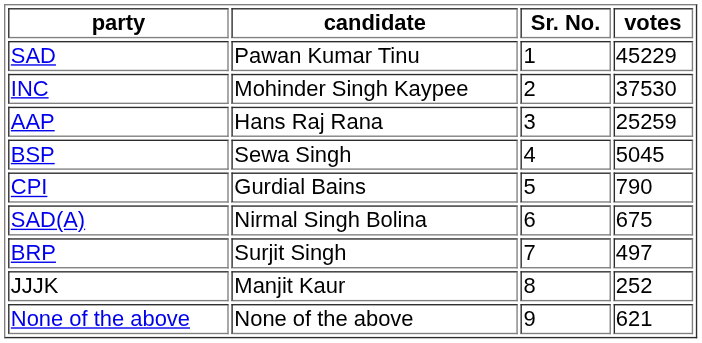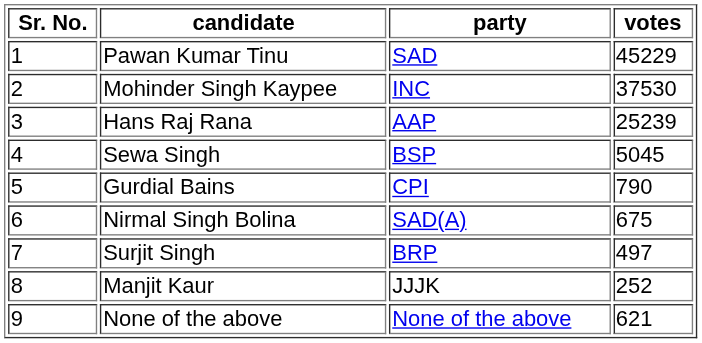columns swapped: (566, 22) <-> (119, 22)
(646, 121) 25259 -> (646, 121) 25239
